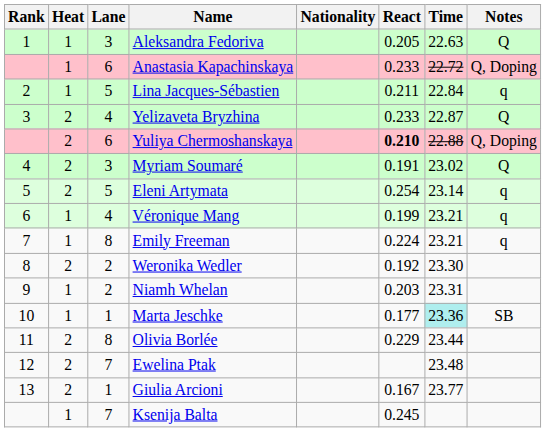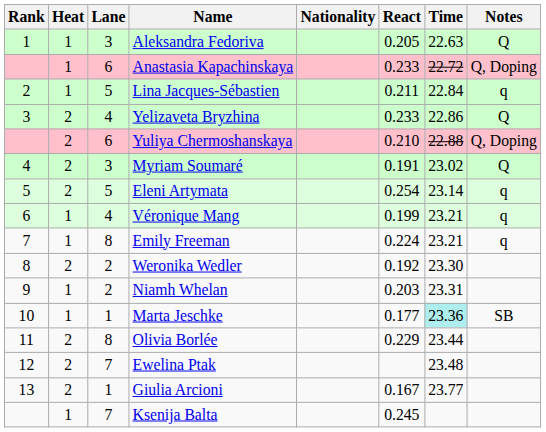(446, 116) 22.87 -> (446, 116) 22.86
(402, 141) bold -> (402, 141) normal
